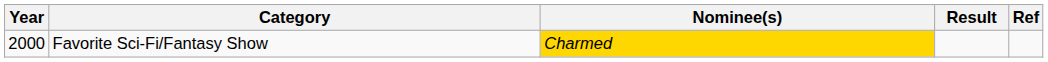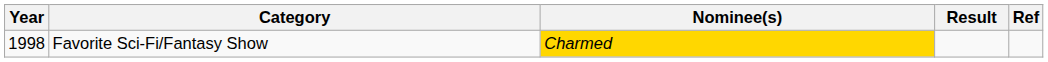(27, 43) 2000 -> (27, 43) 1998
